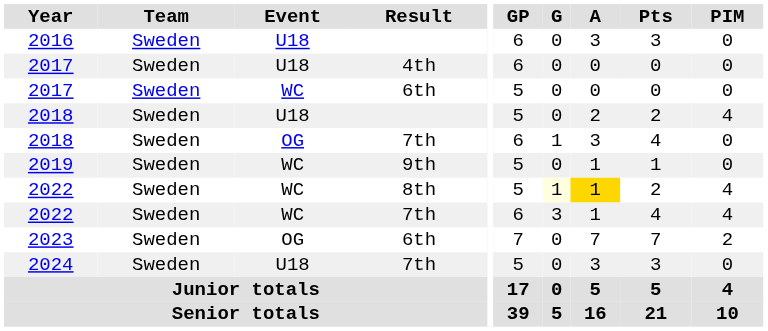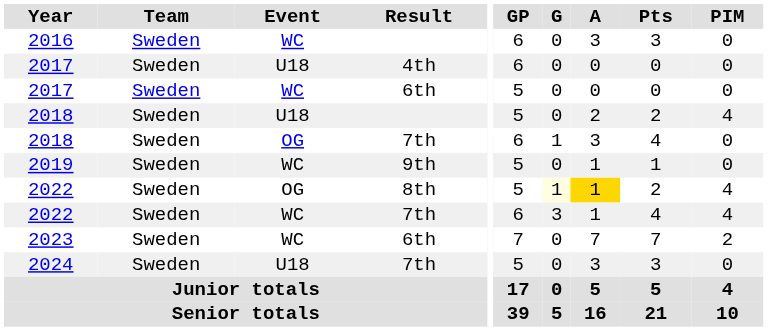(293, 41) U18 -> (293, 41) WC
(293, 190) WC -> (293, 190) OG
(293, 240) OG -> (293, 240) WC
